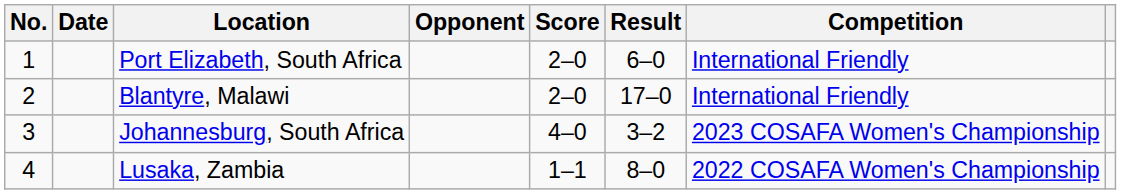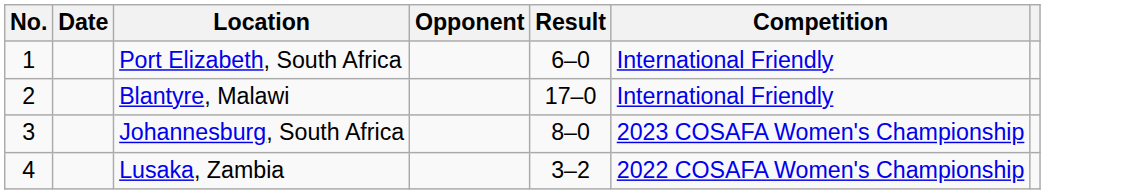- column: (567, 22)
(646, 133) 3–2 -> (571, 133) 8–0
(646, 170) 8–0 -> (571, 170) 3–2
